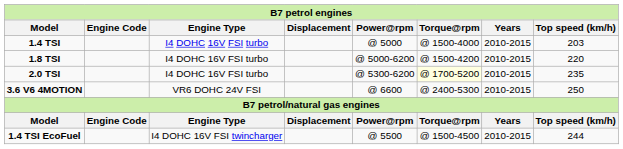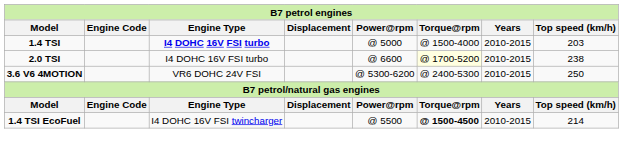(217, 43) normal -> (217, 43) bold
- row: (44, 59)
(385, 74) @ 5300-6200 -> (385, 59) @ 6600
(576, 74) 235 -> (576, 59) 238
(385, 90) @ 6600 -> (385, 74) @ 5300-6200
(449, 136) normal -> (449, 121) bold
(576, 136) 244 -> (576, 121) 214
